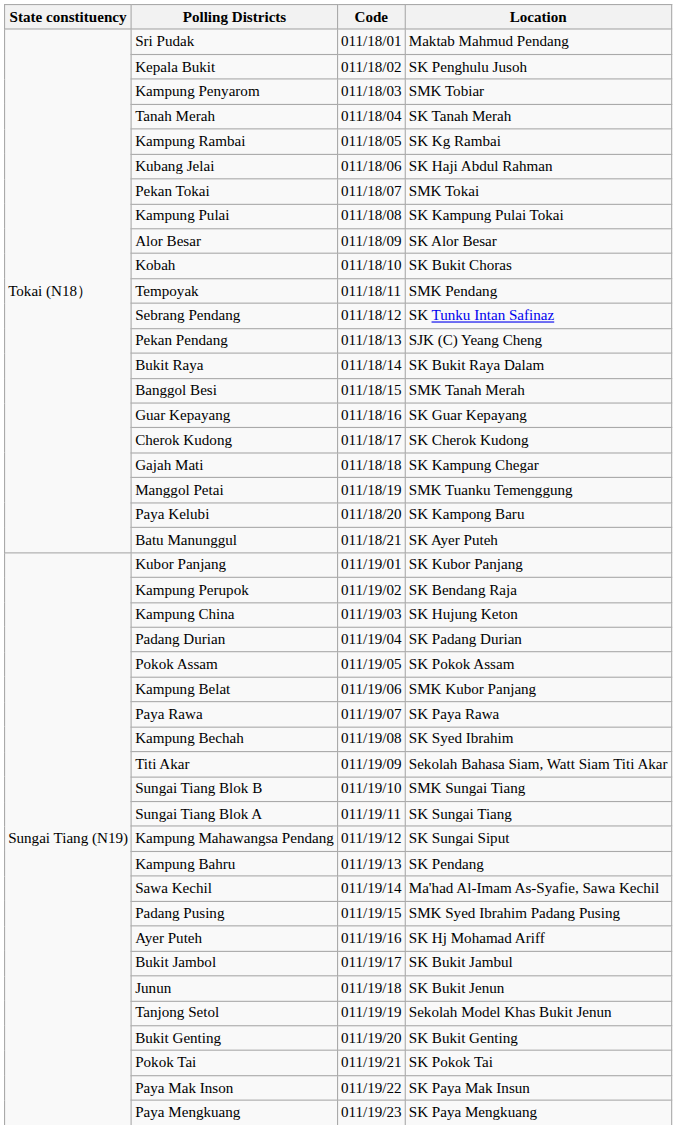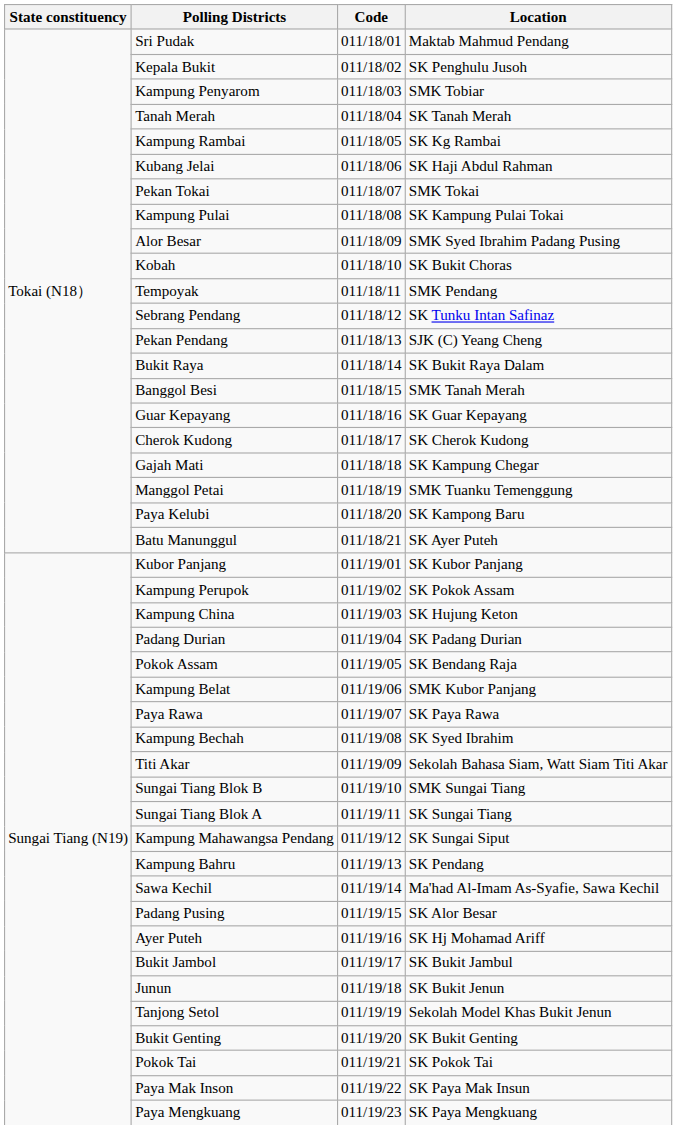(453, 240) SK Alor Besar -> (514, 240) SMK Syed Ibrahim Padang Pusing
(463, 589) SK Bendang Raja -> (462, 589) SK Pokok Assam
(462, 664) SK Pokok Assam -> (463, 664) SK Bendang Raja
(514, 913) SMK Syed Ibrahim Padang Pusing -> (453, 913) SK Alor Besar
